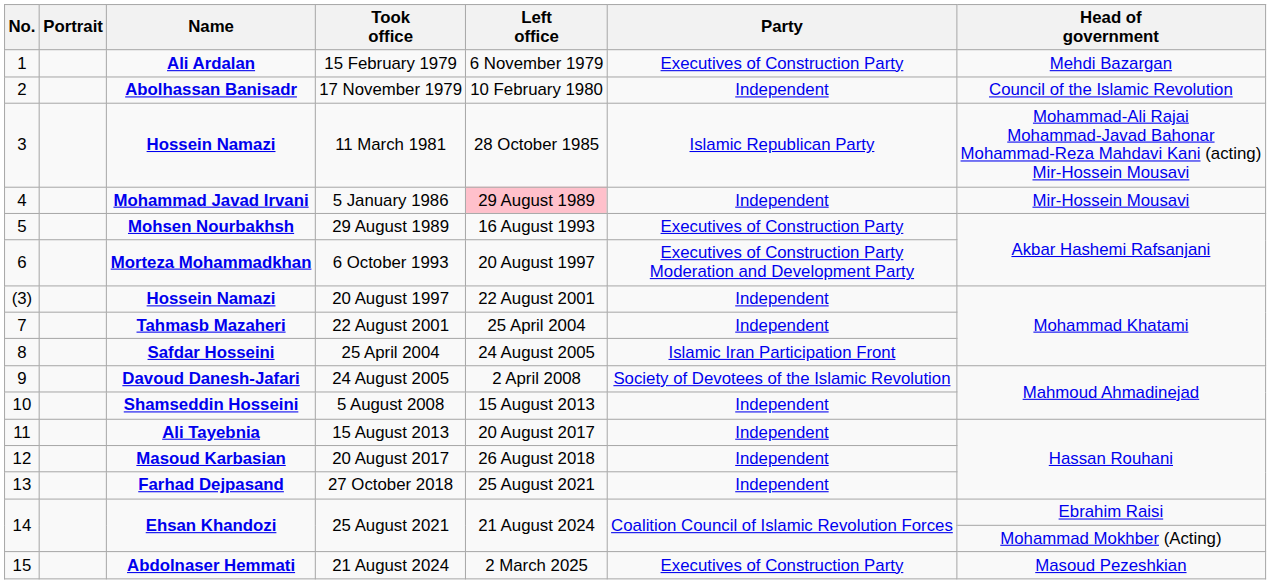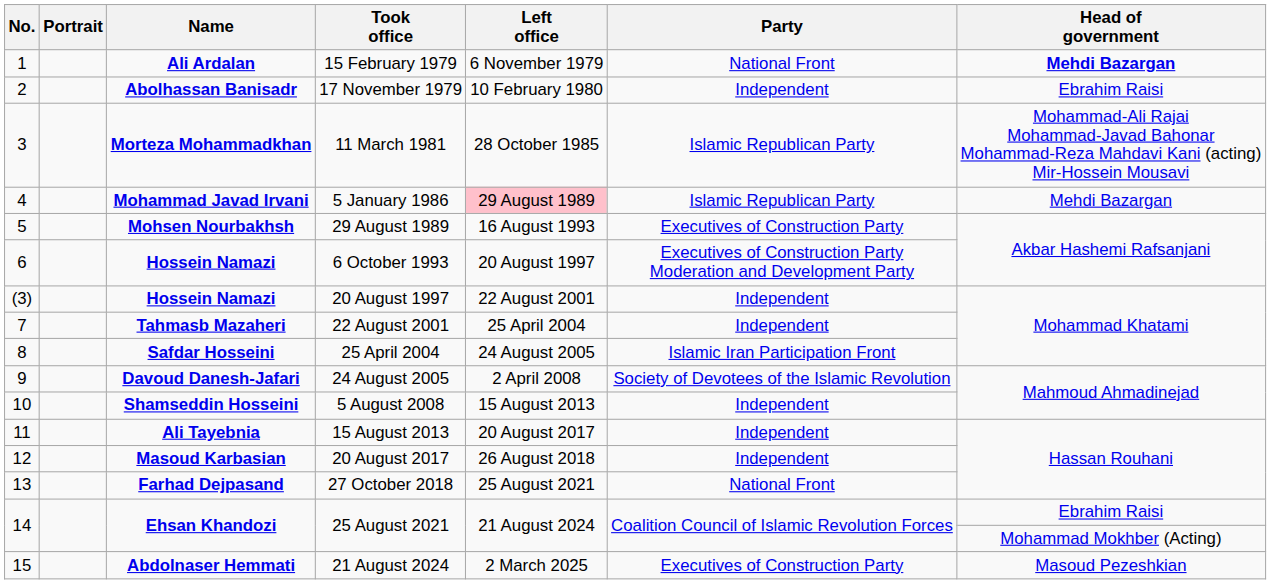(782, 63) Executives of Construction Party -> (782, 63) National Front
(1111, 63) normal -> (1111, 63) bold
(1111, 90) Council of the Islamic Revolution -> (1111, 90) Ebrahim Raisi
(211, 145) Hossein Namazi -> (211, 145) Morteza Mohammadkhan
(782, 199) Independent -> (782, 199) Islamic Republican Party
(1111, 199) Mir-Hossein Mousavi -> (1111, 199) Mehdi Bazargan
(211, 262) Morteza Mohammadkhan -> (211, 262) Hossein Namazi
(782, 485) Independent -> (782, 485) National Front
